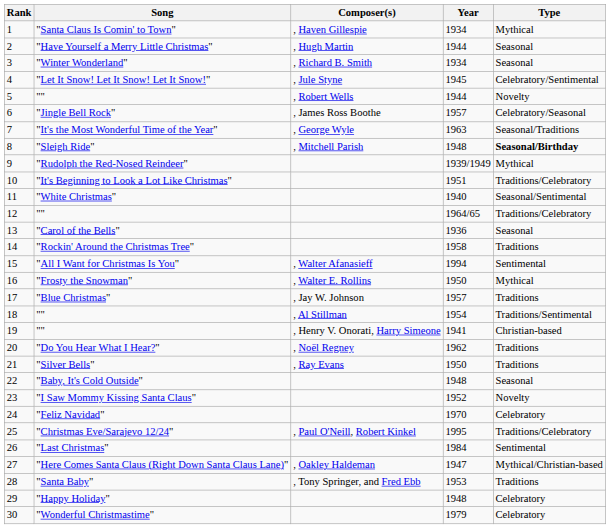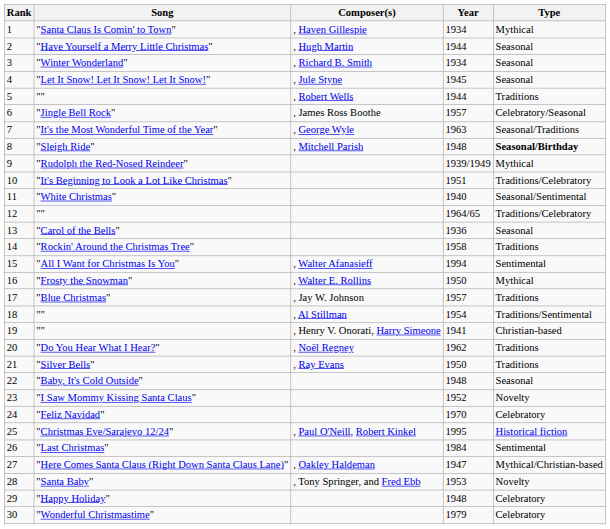(547, 79) Celebratory/Sentimental -> (514, 79) Seasonal
(513, 96) Novelty -> (517, 96) Traditions
(543, 431) Traditions/Celebratory -> (531, 431) Historical fiction
(517, 481) Traditions -> (513, 481) Novelty
